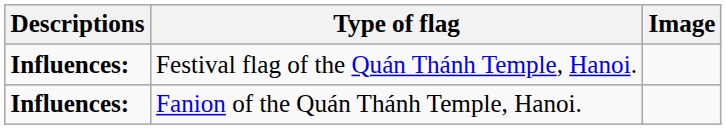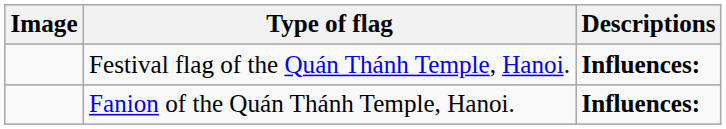columns swapped: (682, 24) <-> (78, 24)
